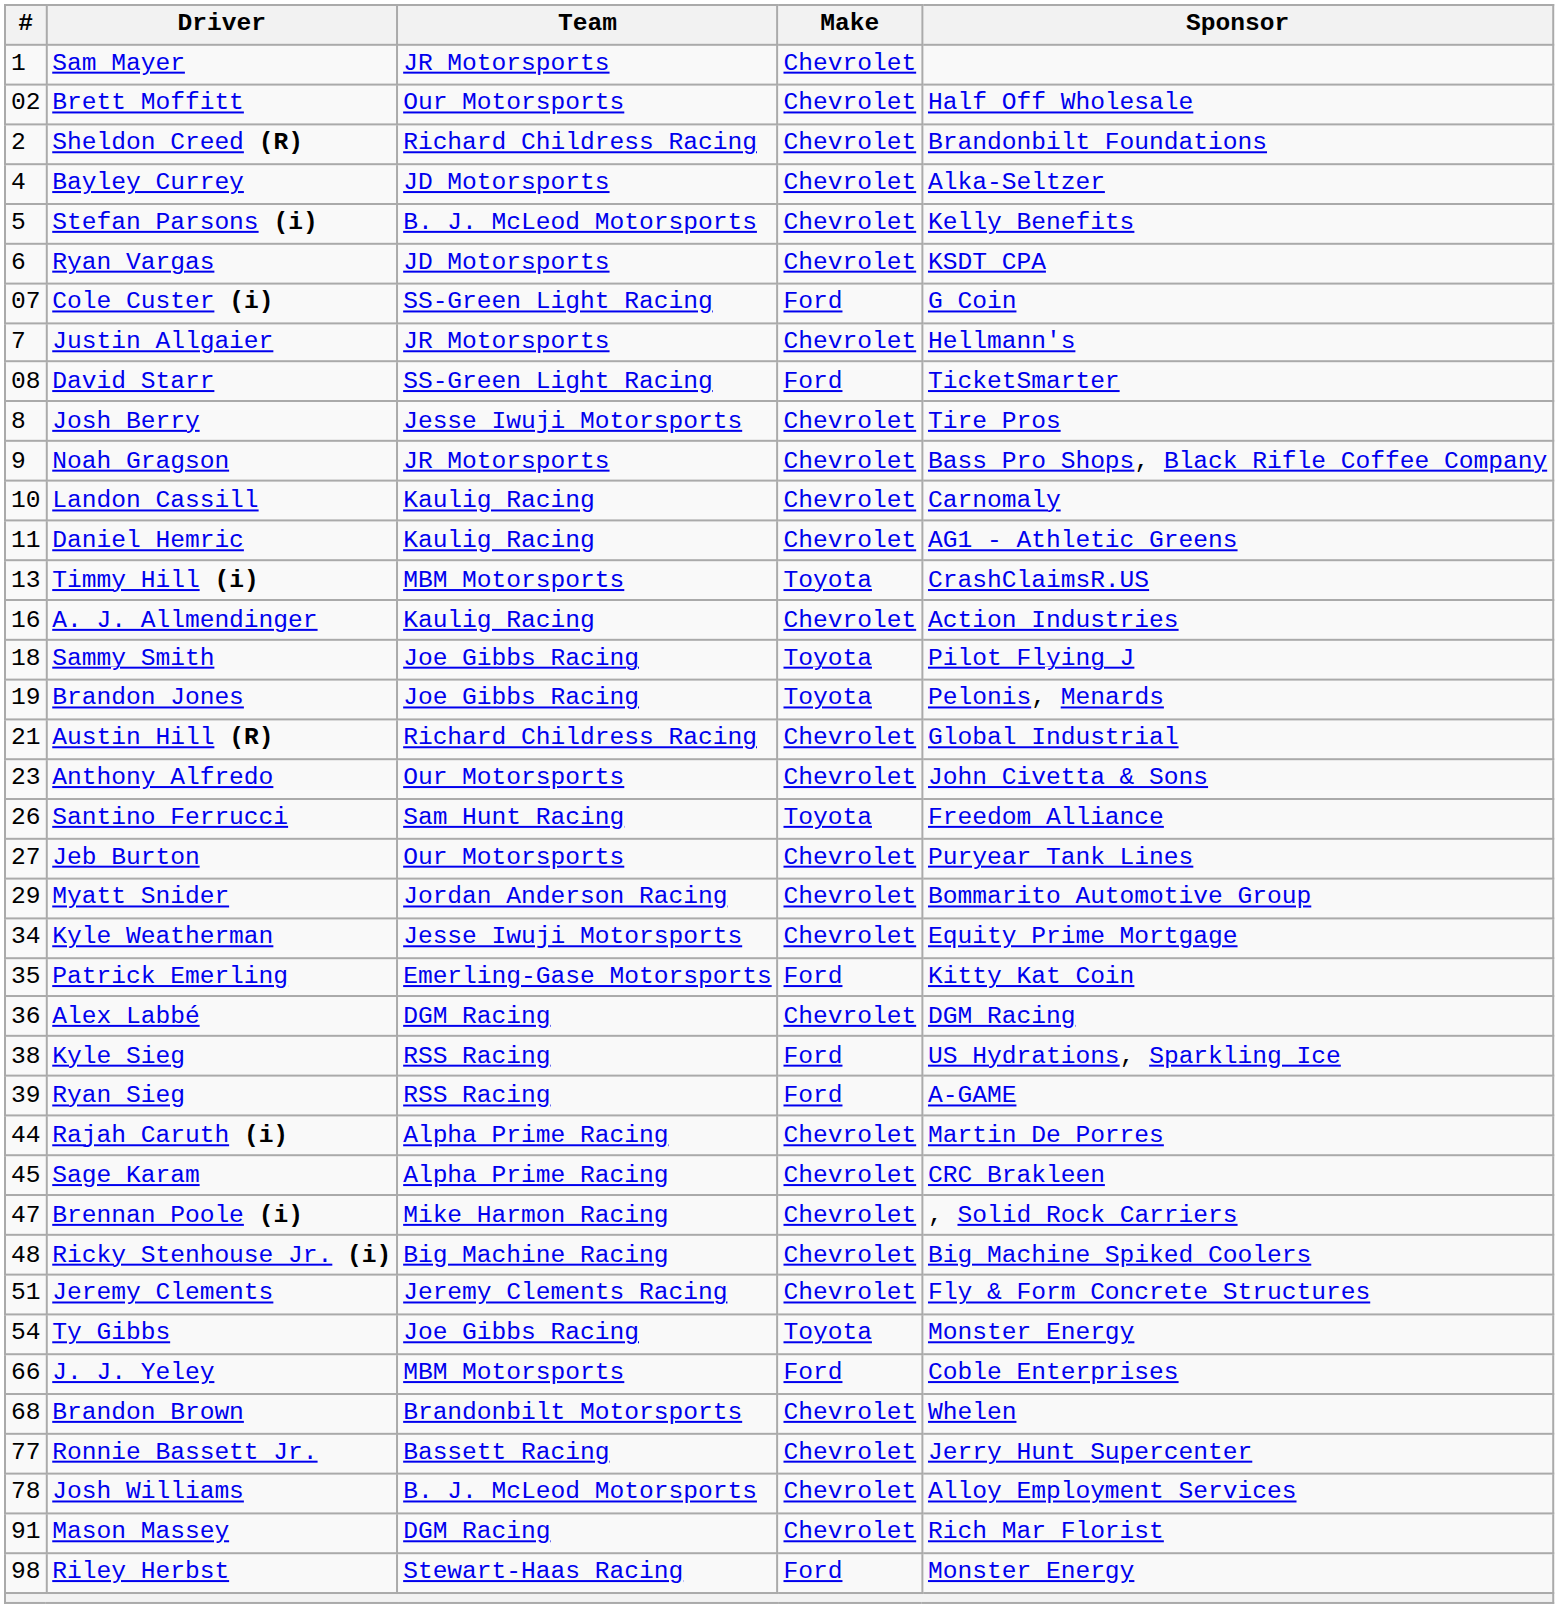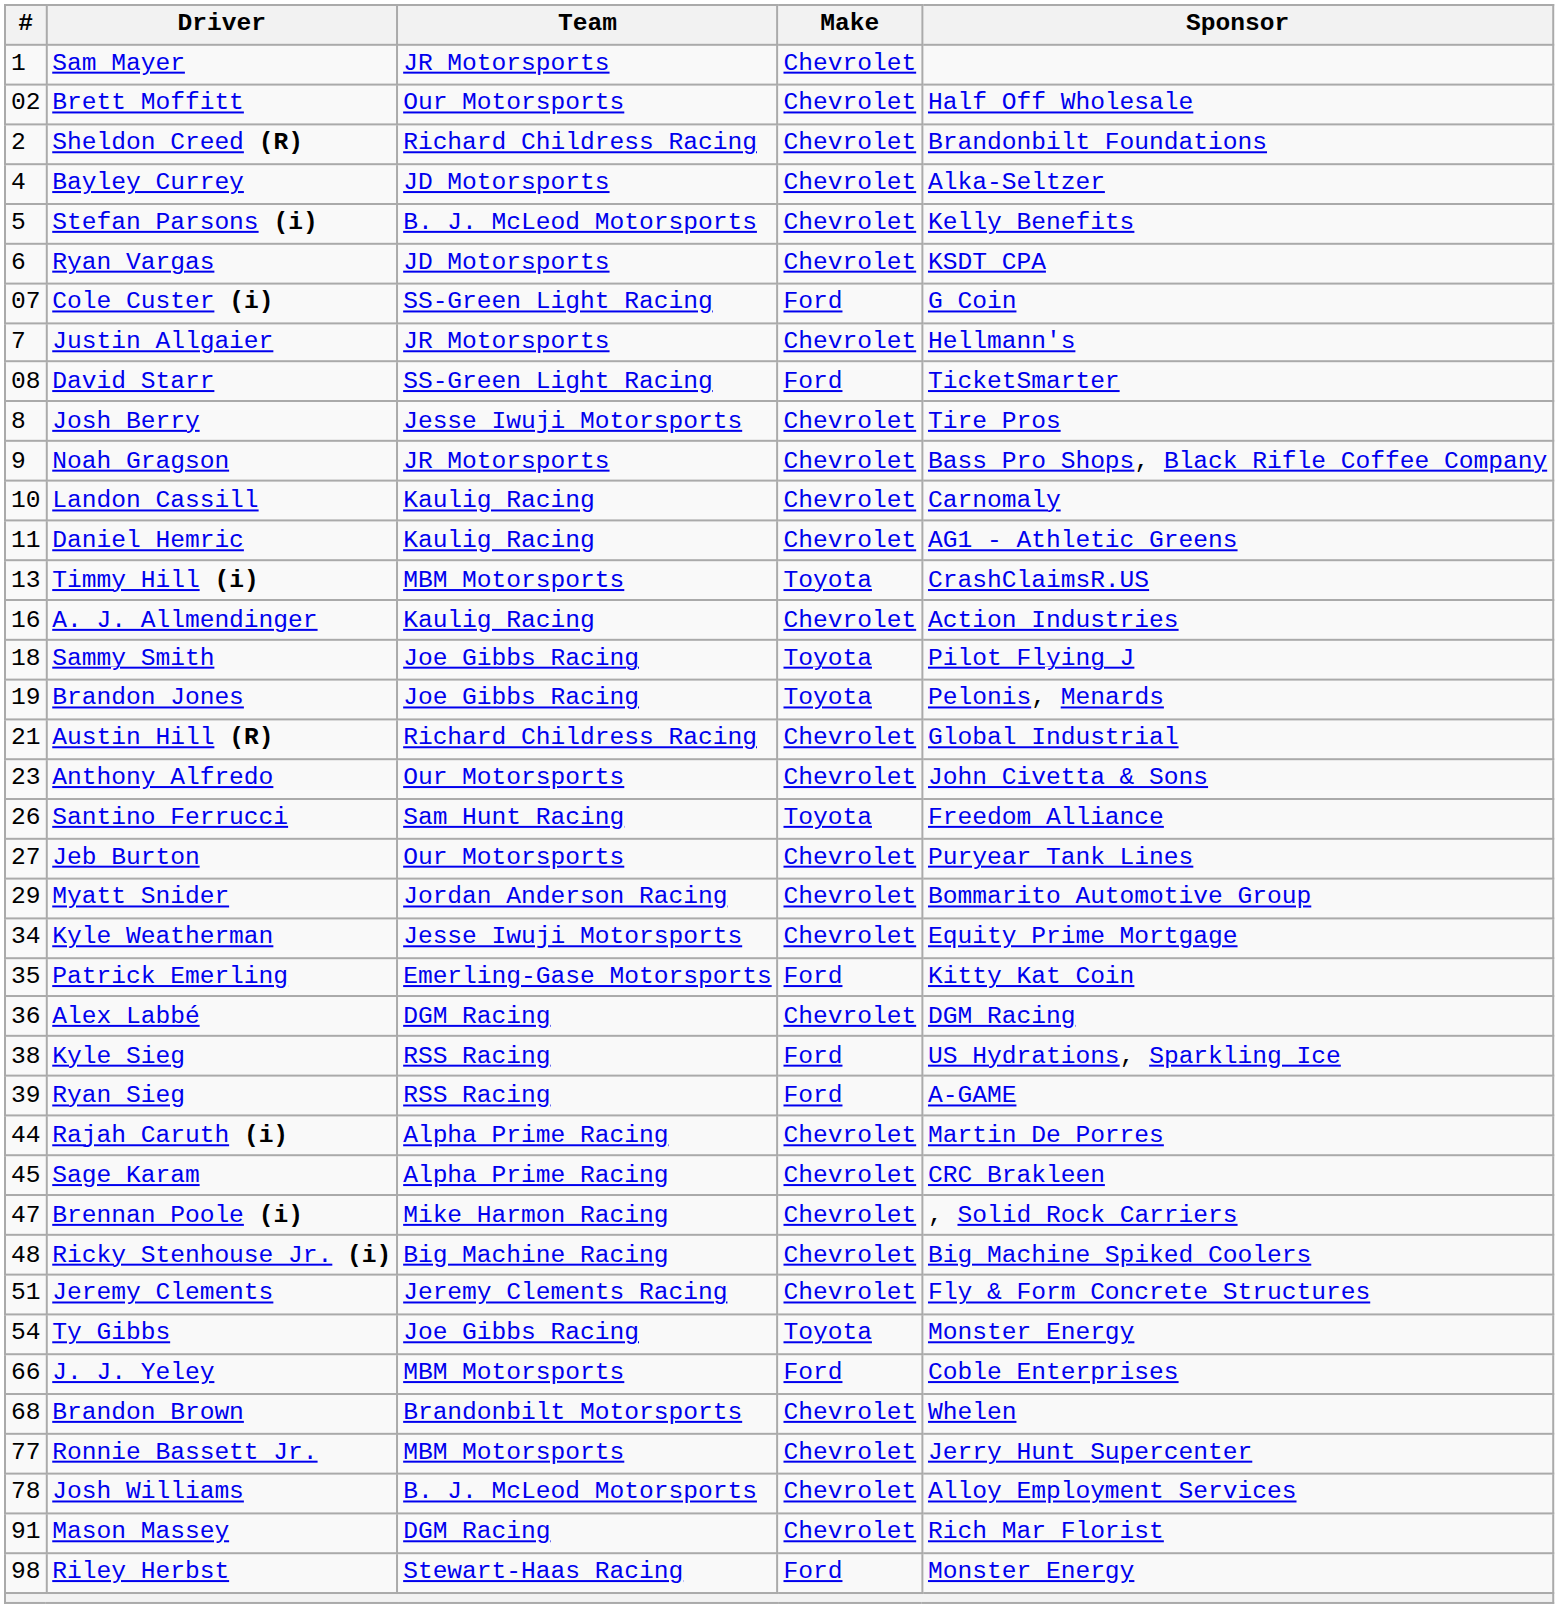(506, 1453) Bassett Racing -> (514, 1453) MBM Motorsports
